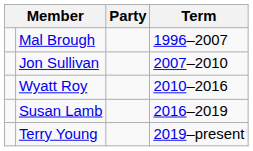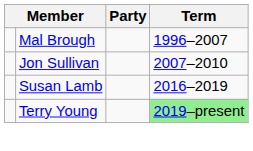- row: (53, 87)
(199, 134) no background -> (199, 110) lightgreen background
